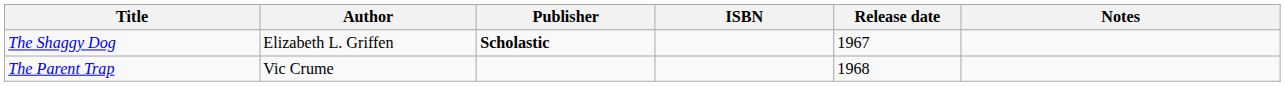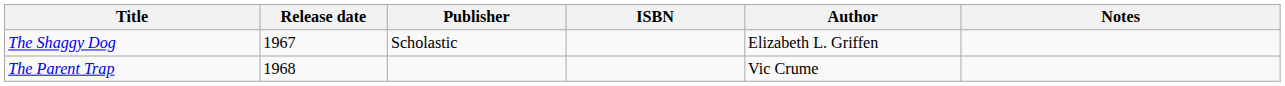columns swapped: (368, 17) <-> (897, 17)
(515, 42) bold -> (424, 42) normal
